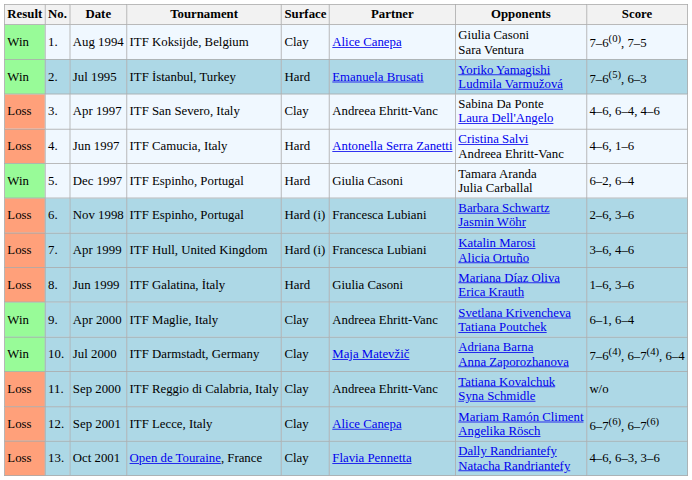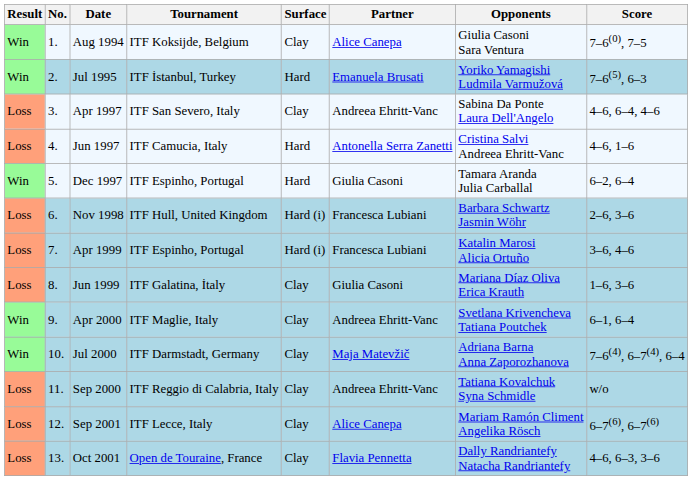(187, 215) ITF Espinho, Portugal -> (199, 215) ITF Hull, United Kingdom
(199, 250) ITF Hull, United Kingdom -> (187, 250) ITF Espinho, Portugal
(297, 285) Hard -> (297, 285) Clay
